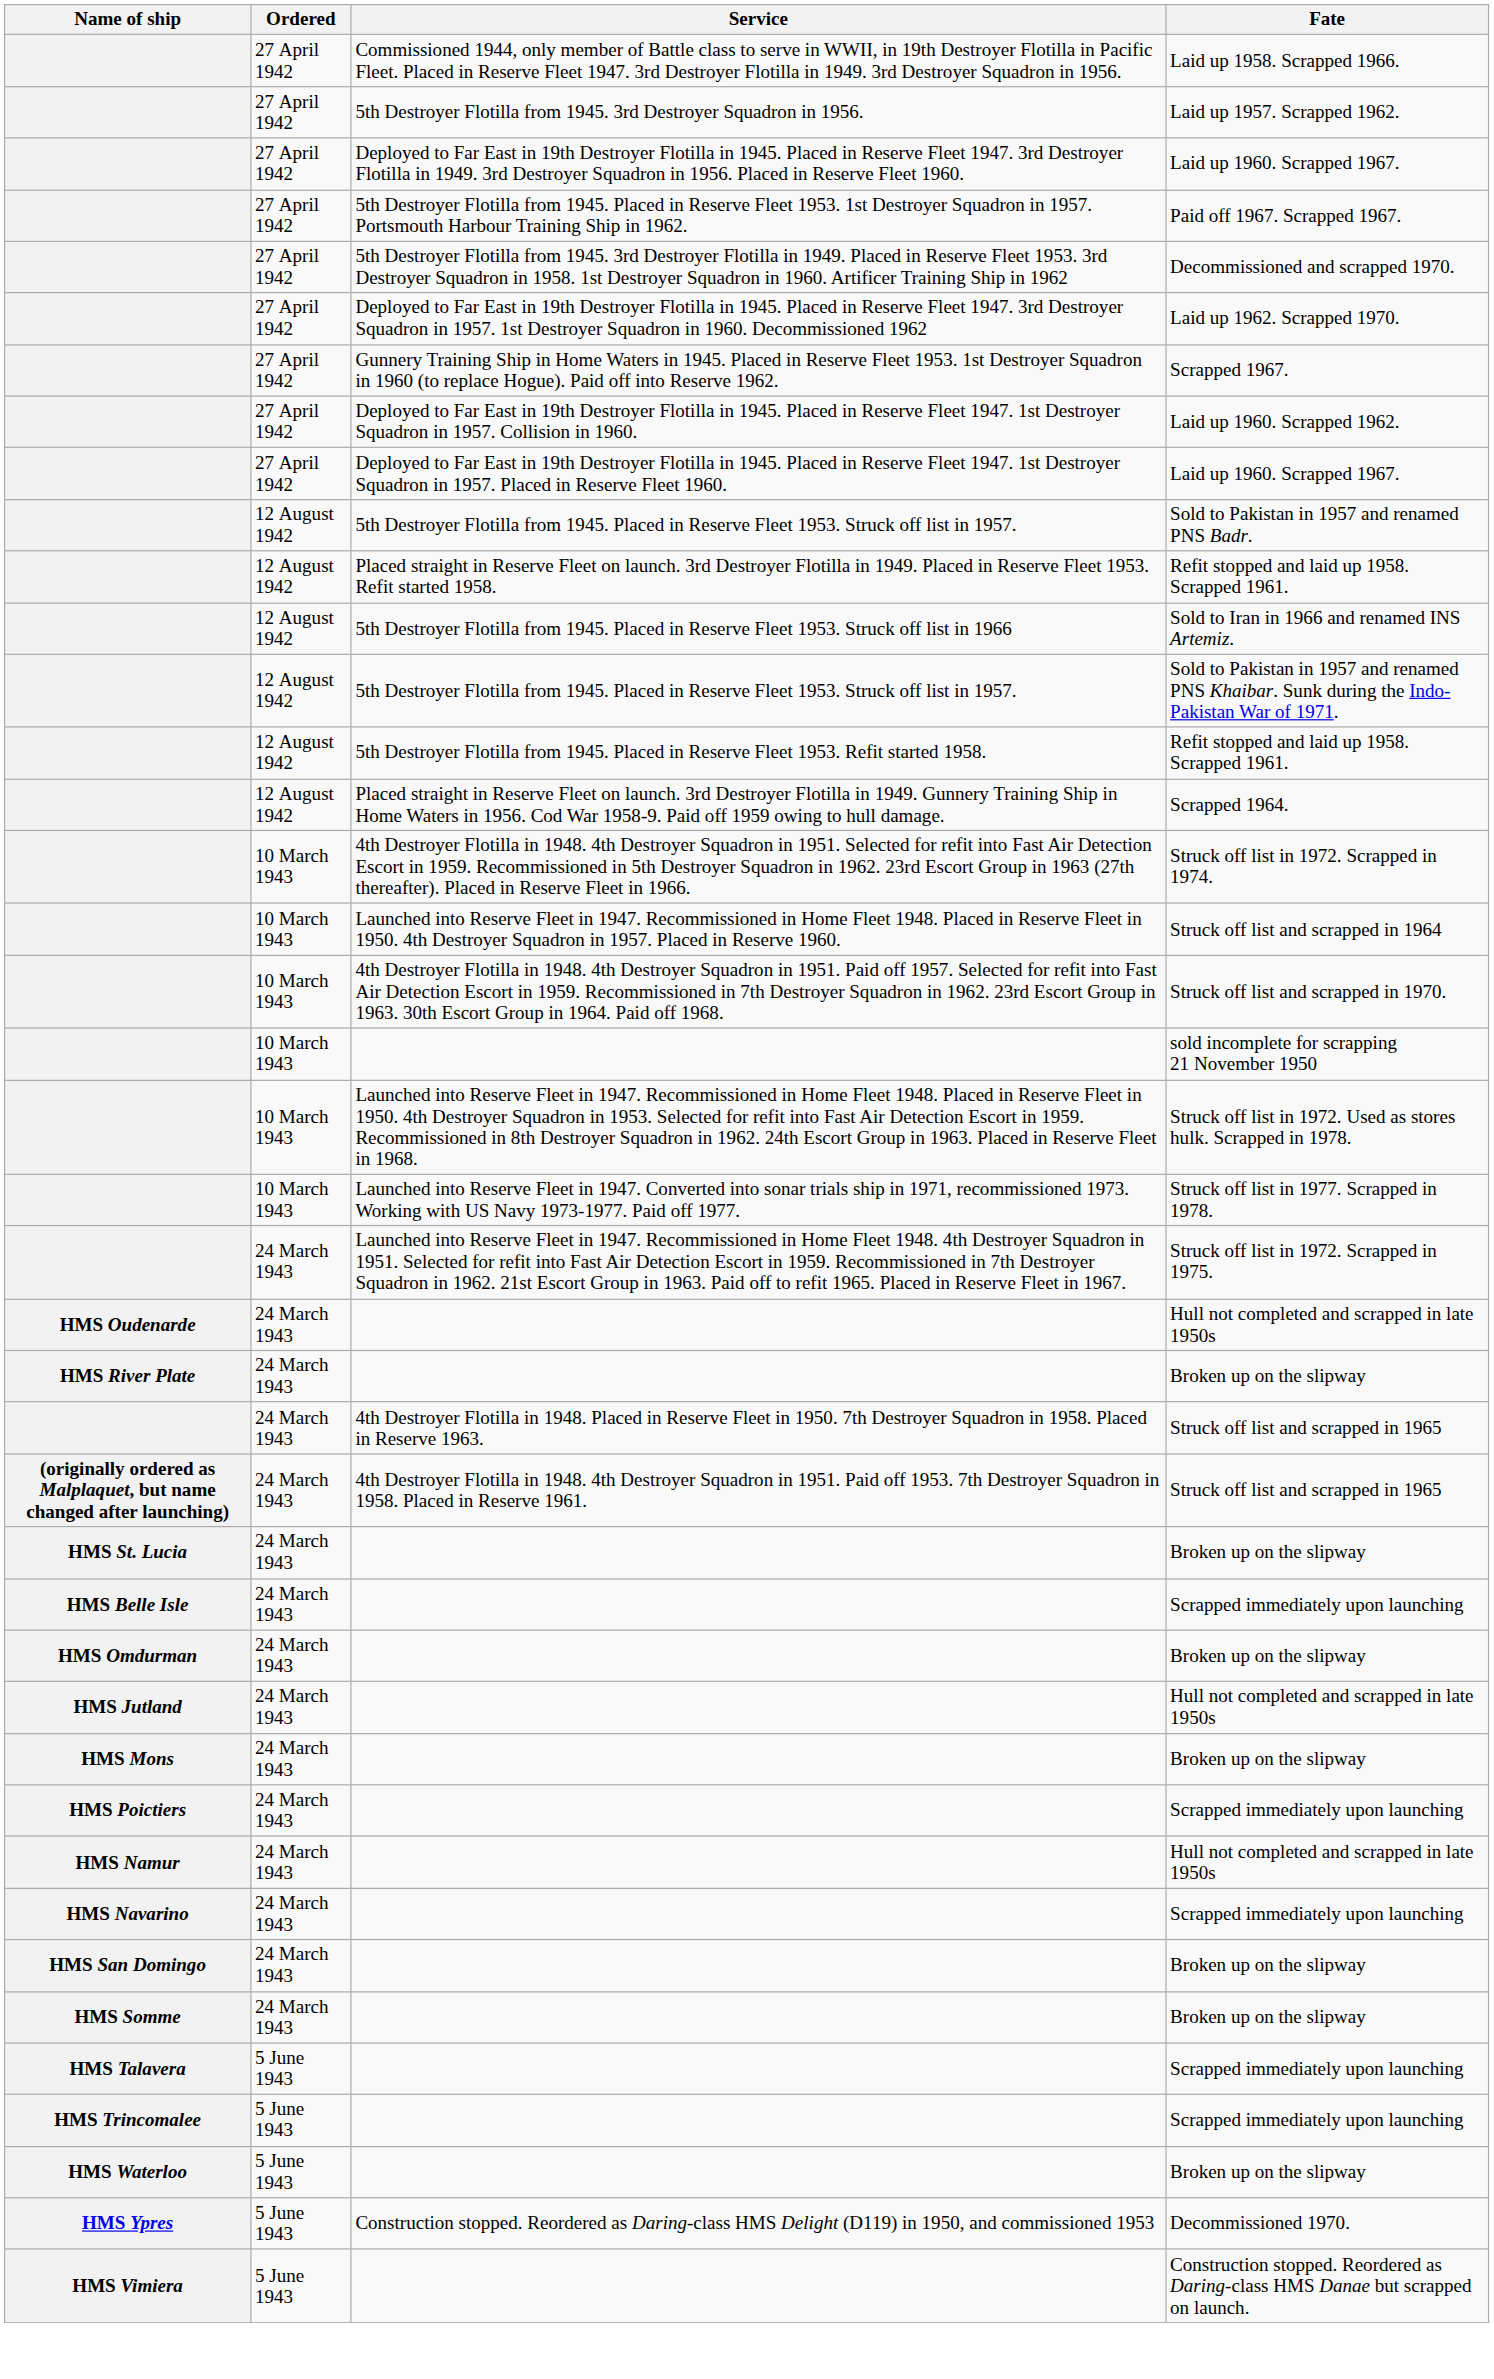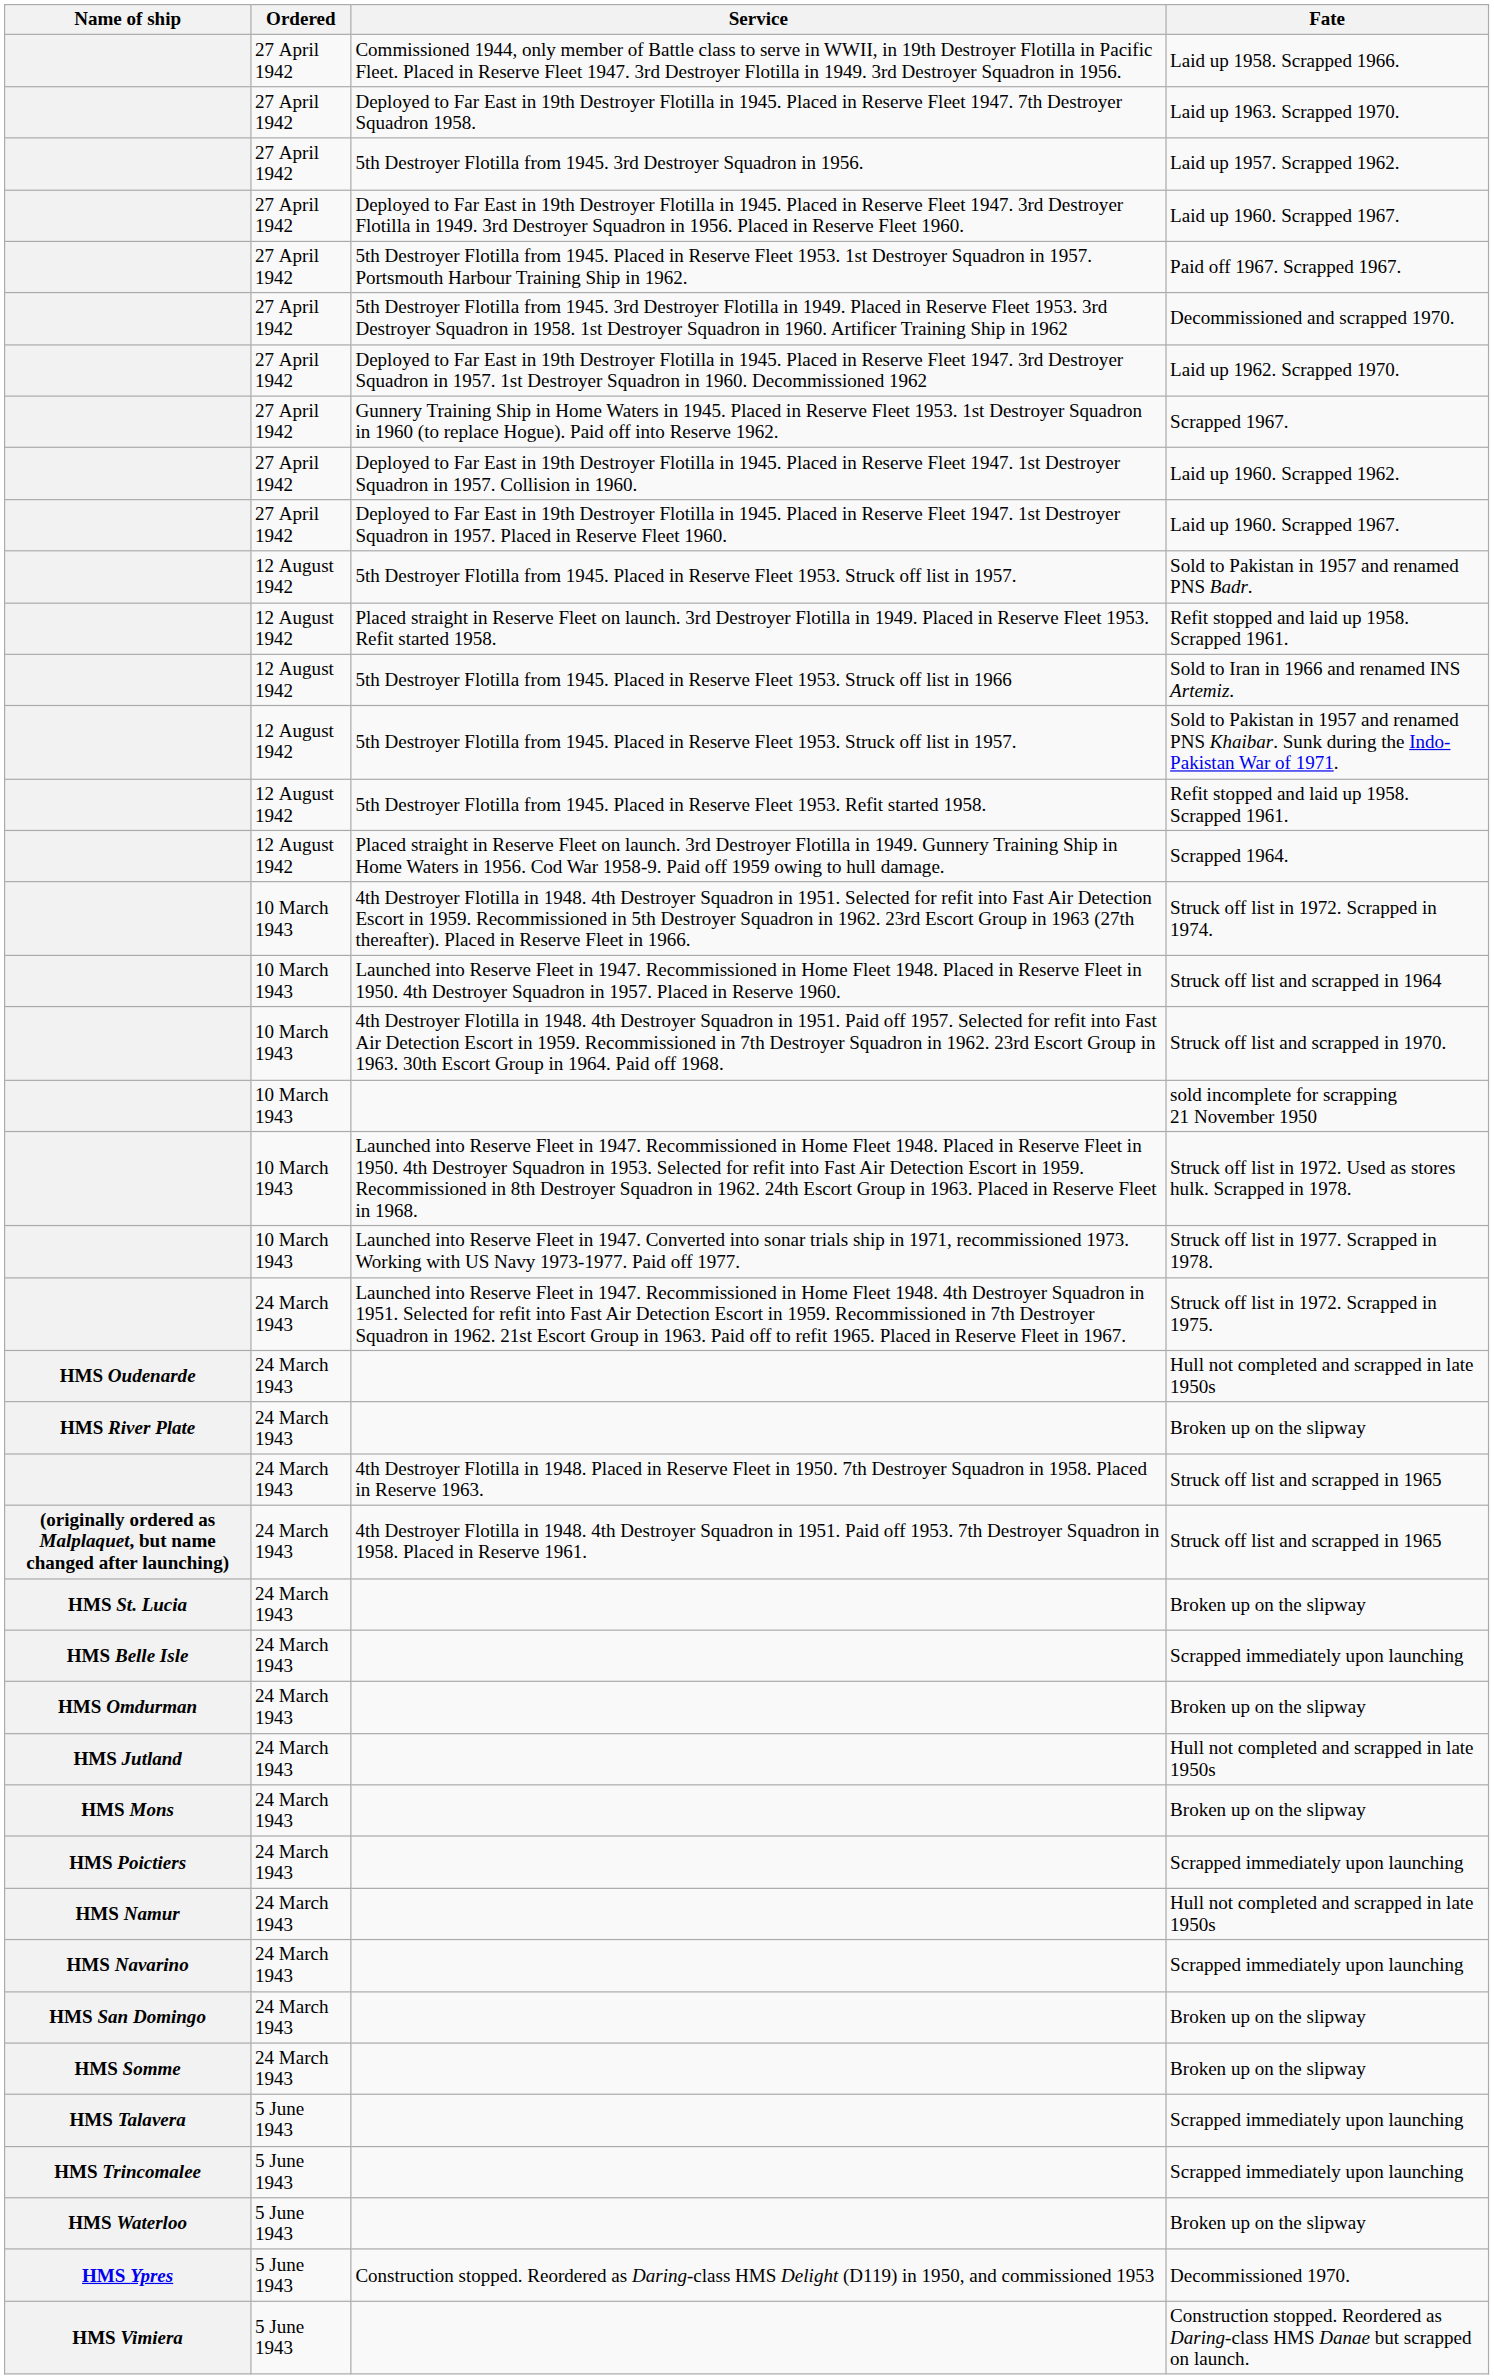+ row: (128, 112)
